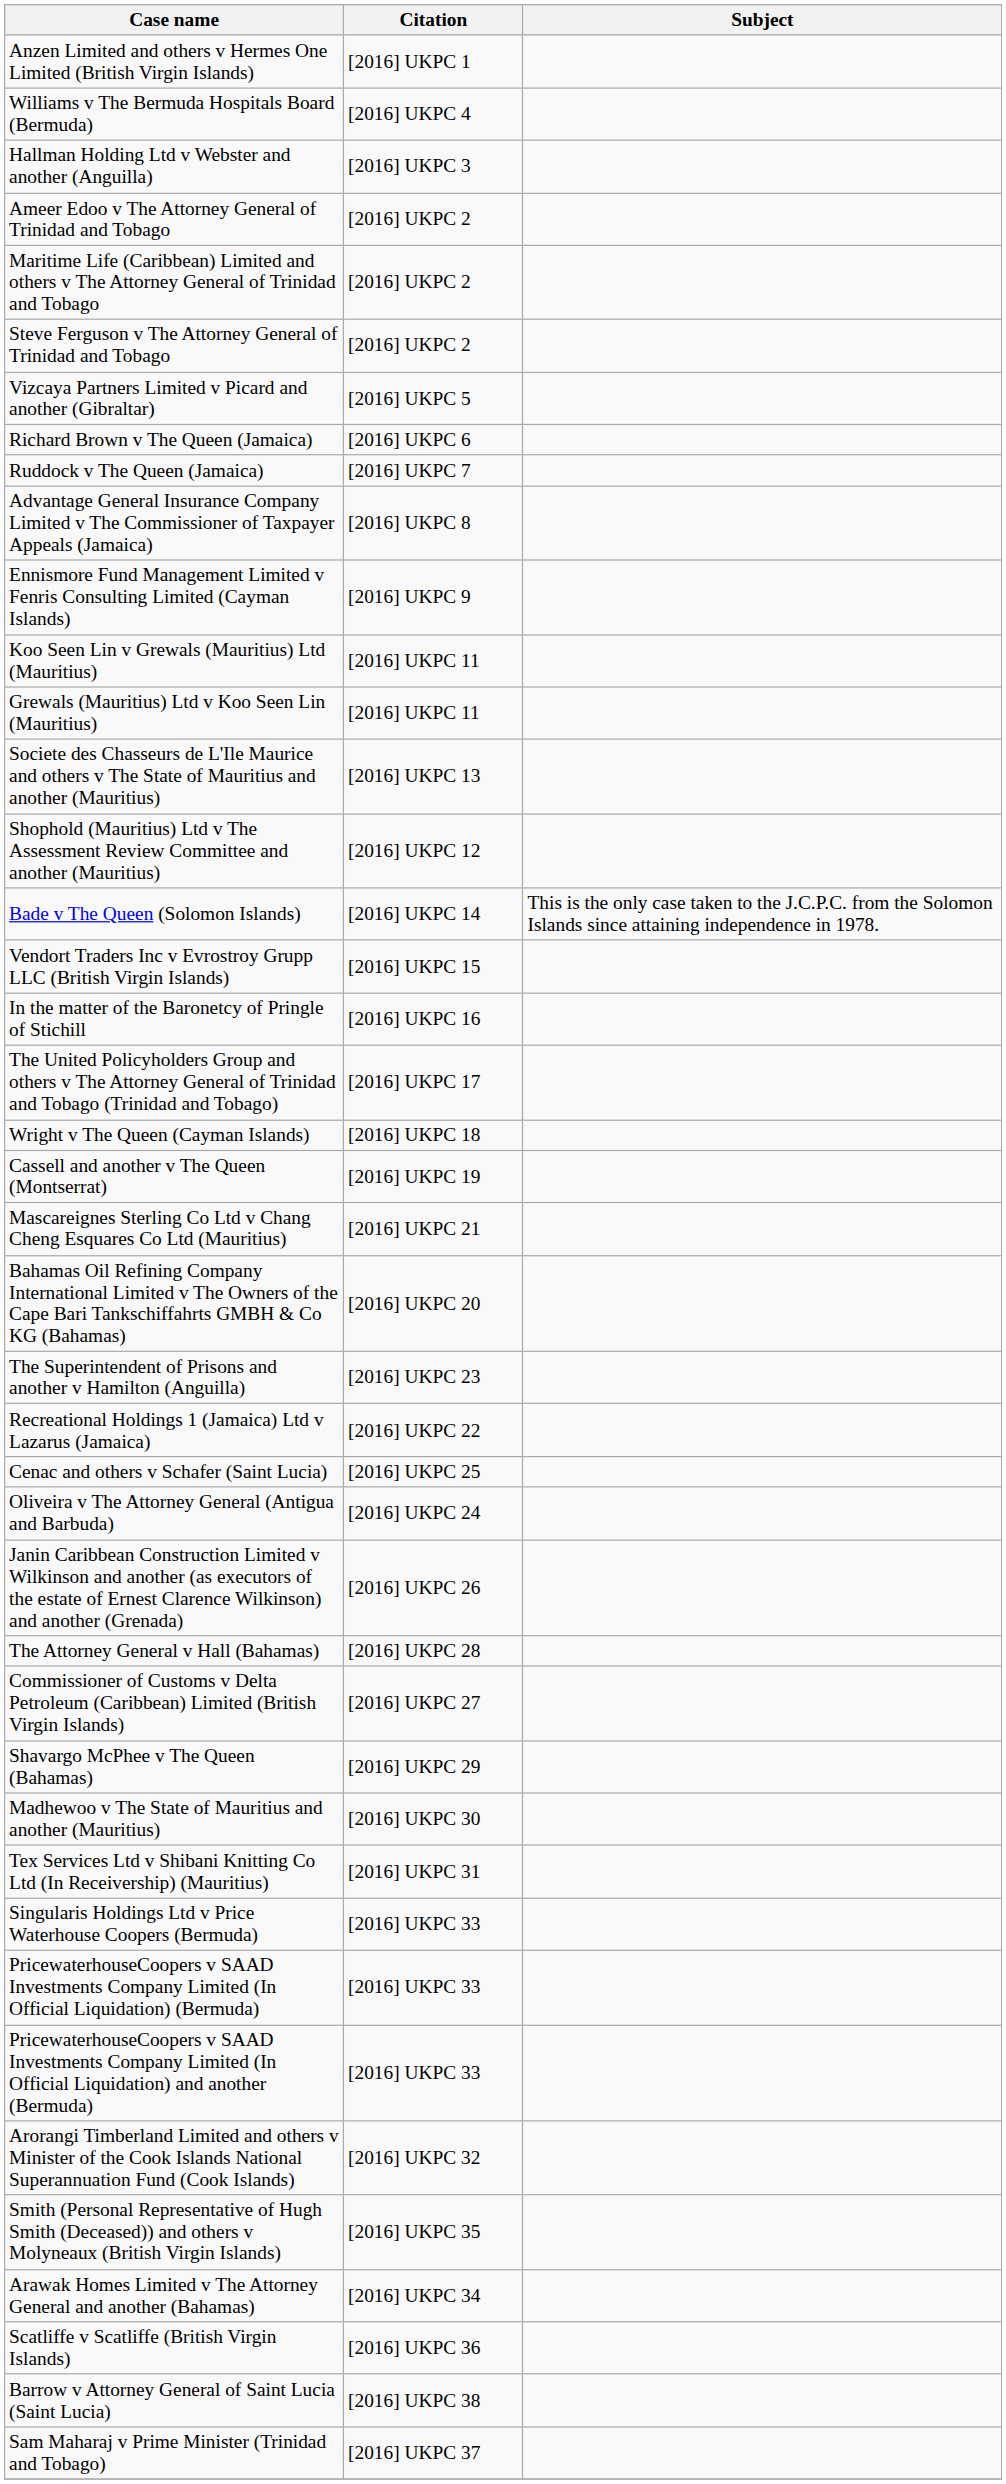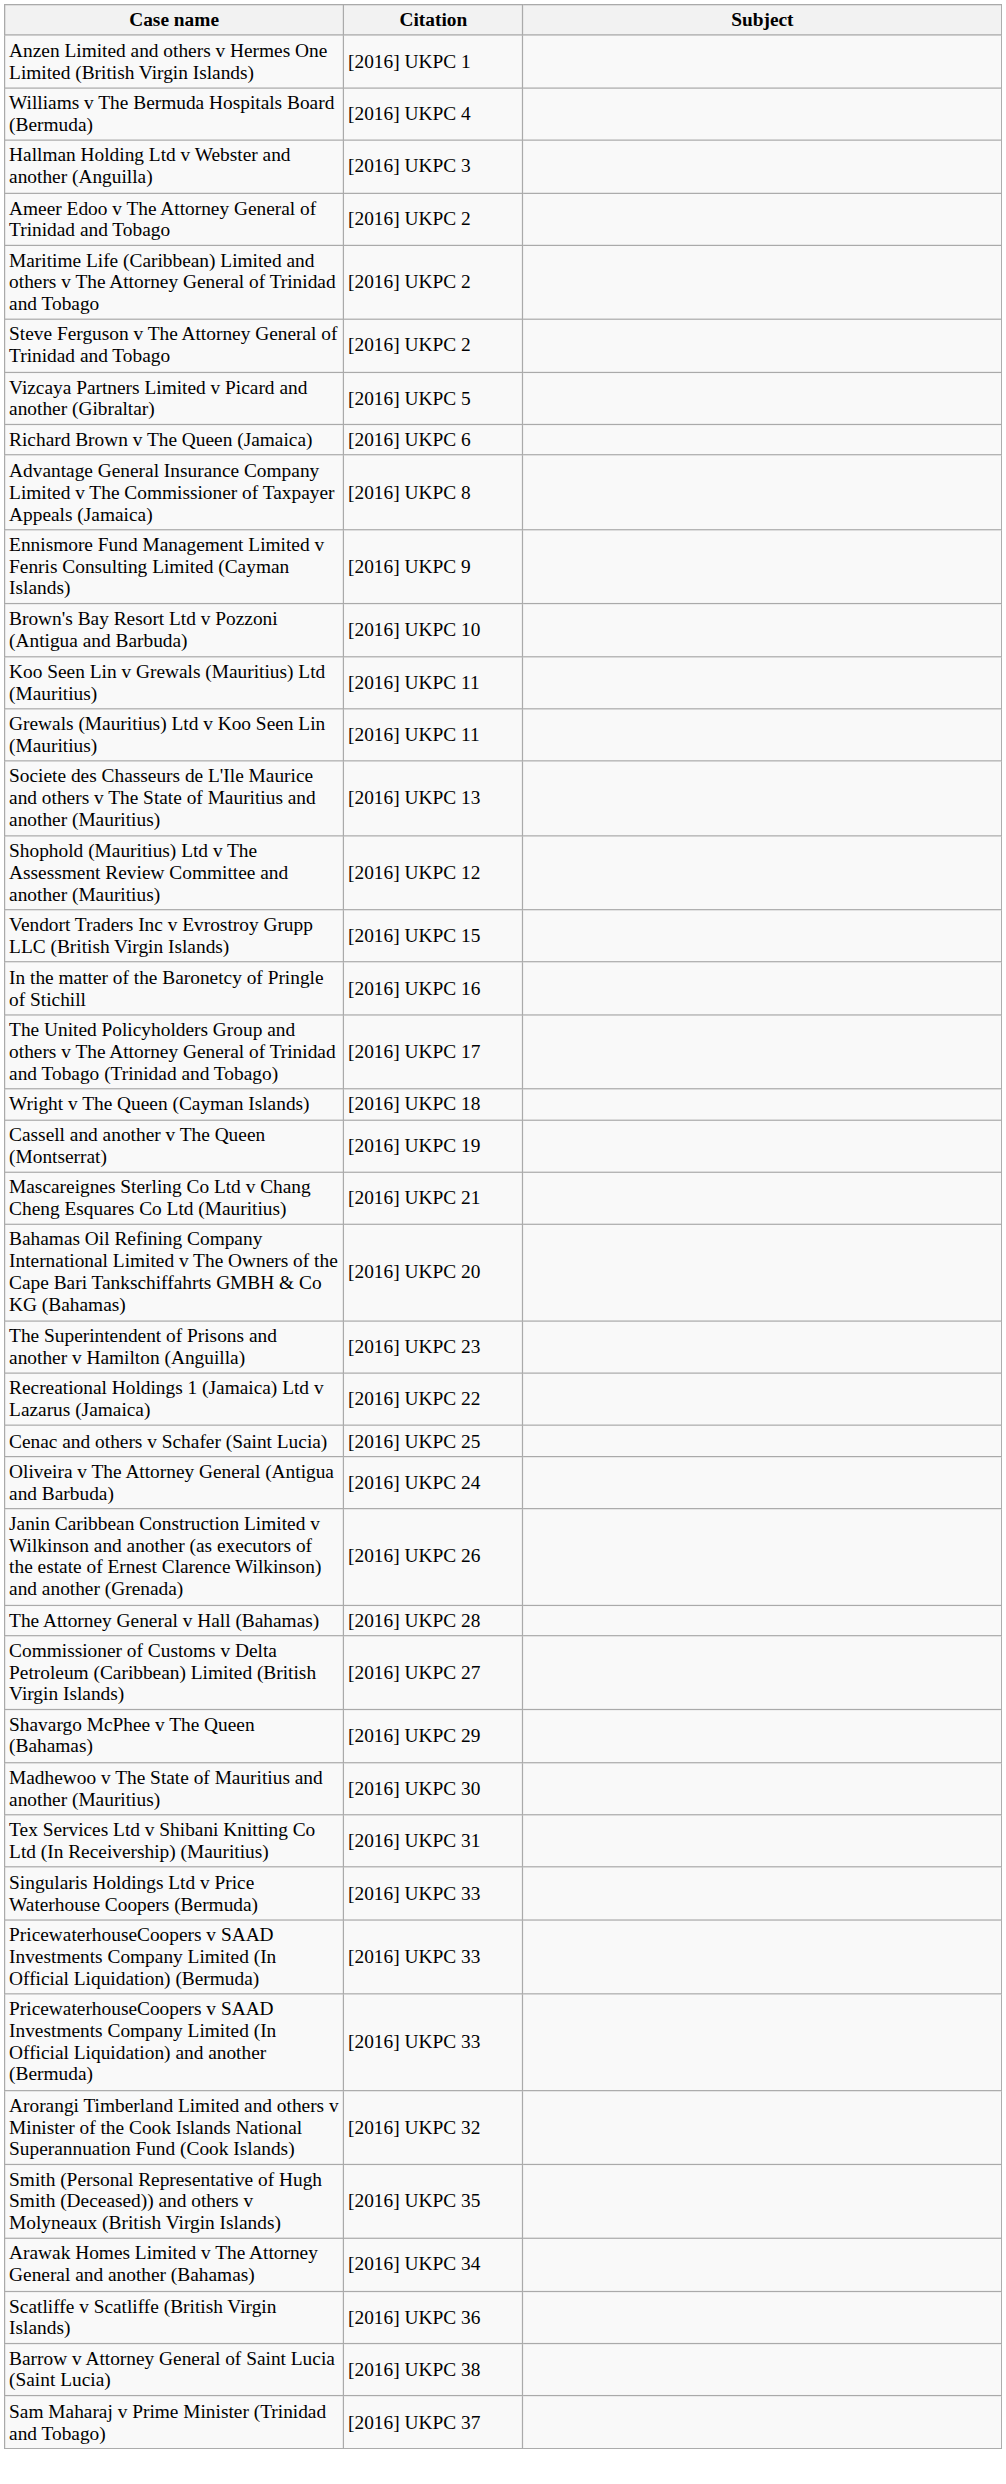- row: (136, 470)
+ row: (143, 629)
- row: (155, 914)
